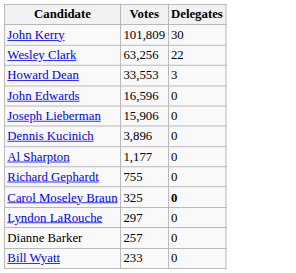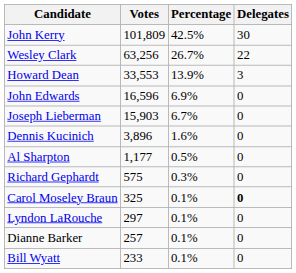+ column: (201, 14)
(141, 116) 15,906 -> (141, 116) 15,903
(133, 177) 755 -> (133, 177) 575
